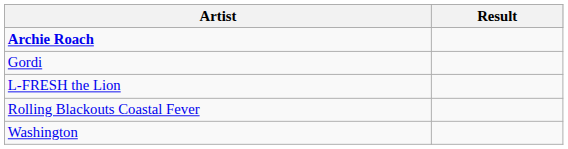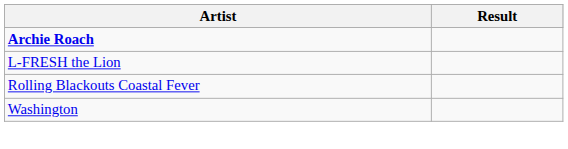- row: (25, 62)
